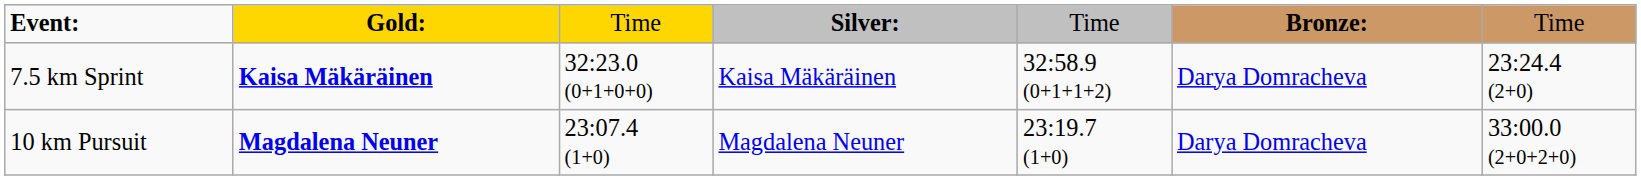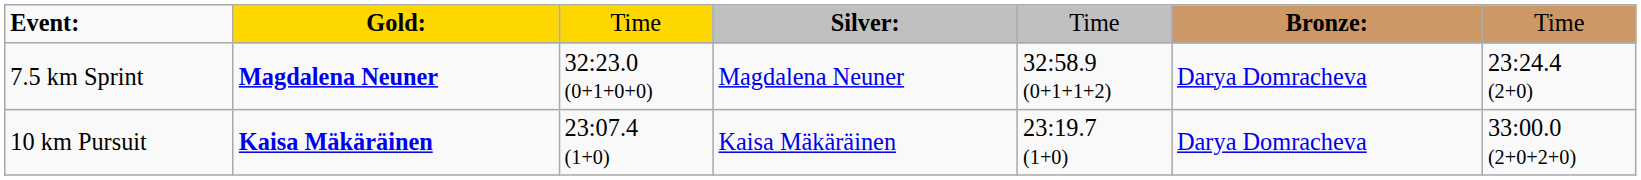(336, 76) Kaisa Mäkäräinen -> (339, 76) Magdalena Neuner
(807, 76) Kaisa Mäkäräinen -> (811, 76) Magdalena Neuner
(339, 141) Magdalena Neuner -> (336, 141) Kaisa Mäkäräinen
(811, 141) Magdalena Neuner -> (807, 141) Kaisa Mäkäräinen
